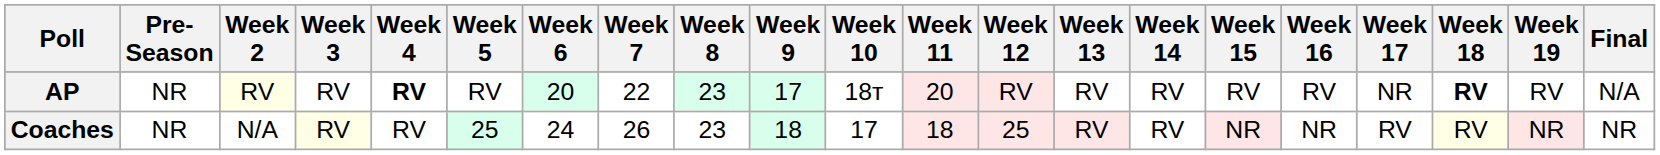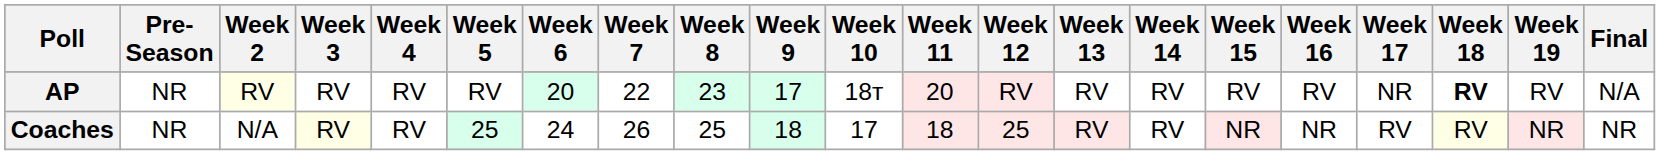(409, 91) bold -> (409, 91) normal
(712, 131) 23 -> (712, 131) 25
